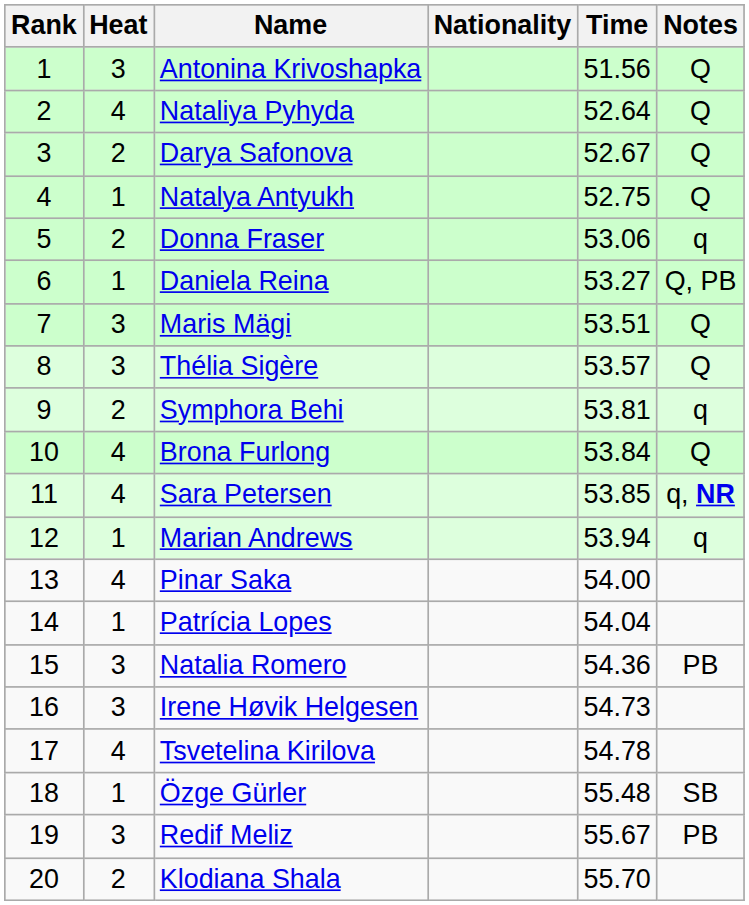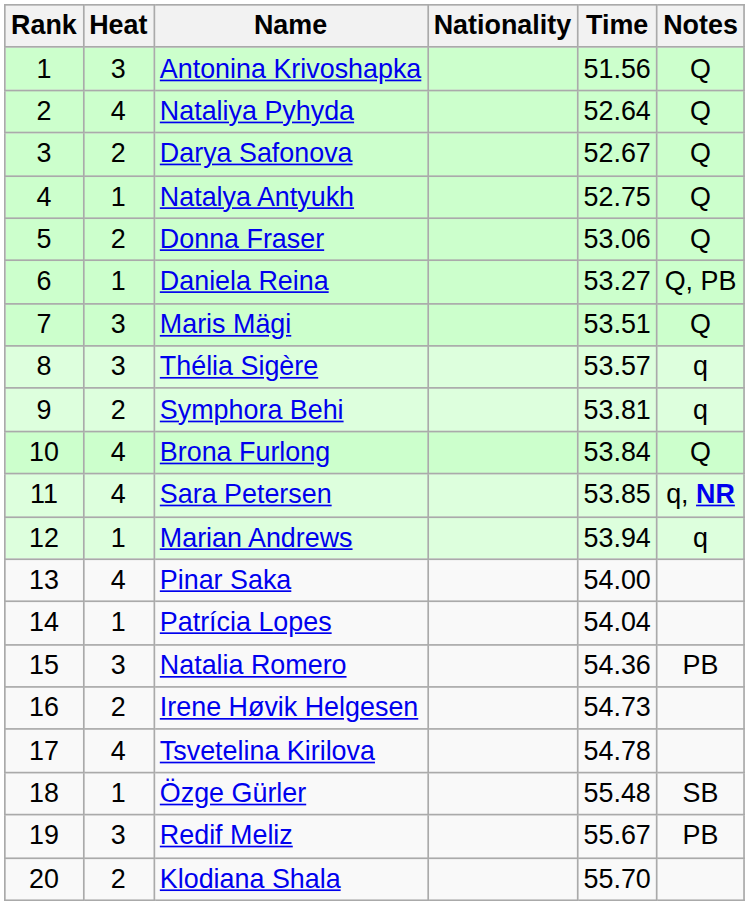(701, 238) q -> (701, 238) Q
(701, 366) Q -> (701, 366) q
(118, 707) 3 -> (118, 707) 2
